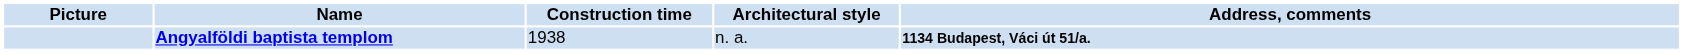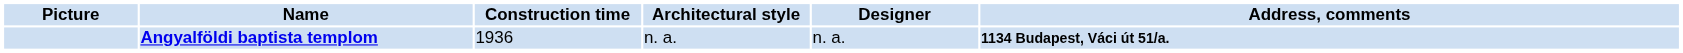+ column: (895, 14)
(547, 38) 1938 -> (494, 38) 1936
